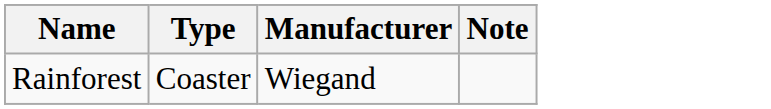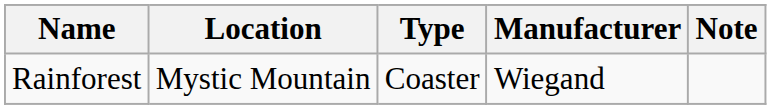+ column: (263, 29)
